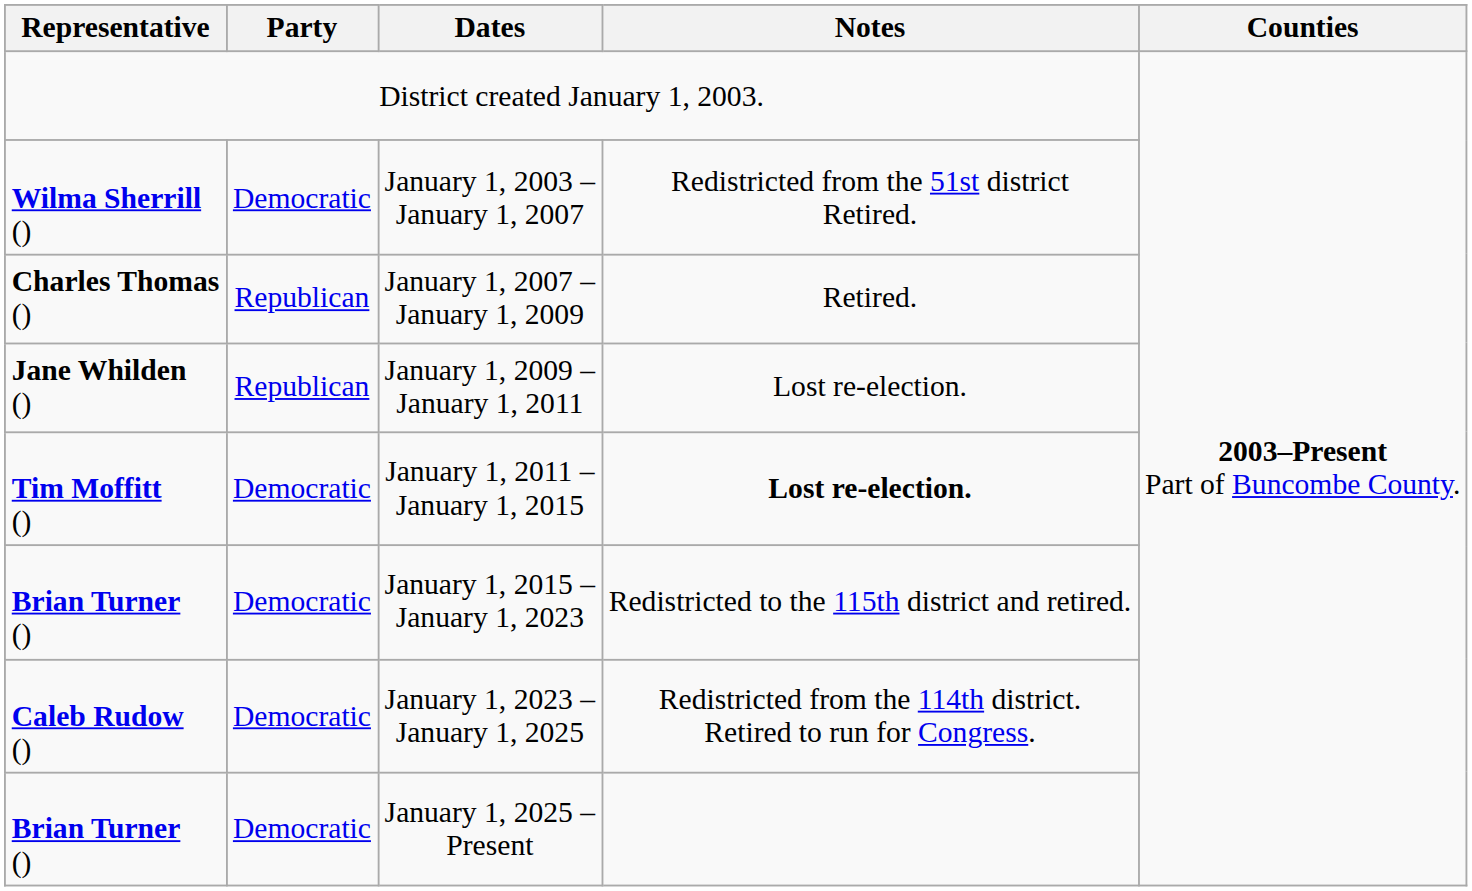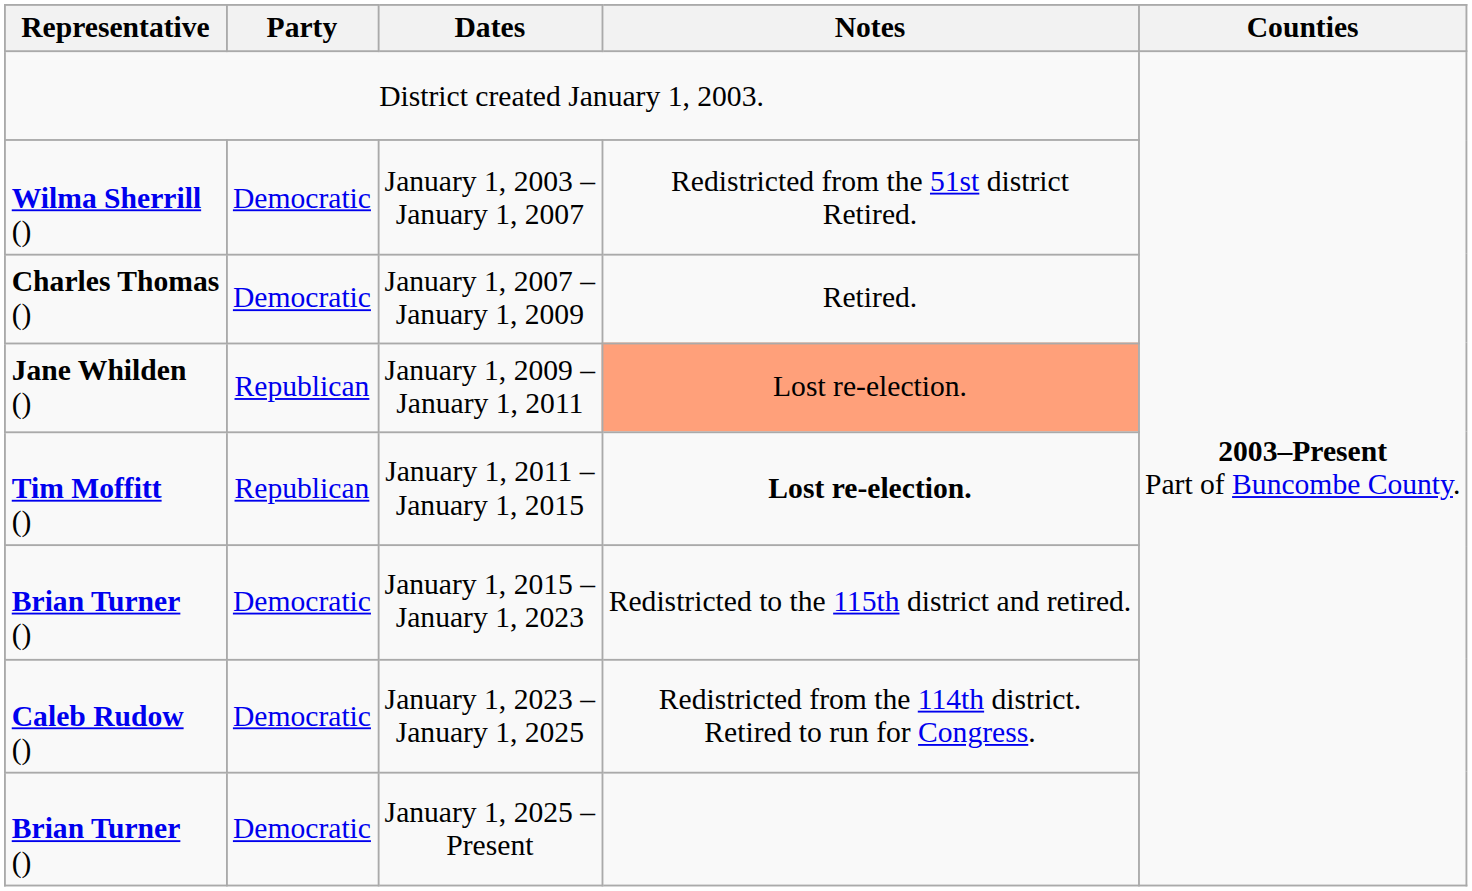(302, 298) Republican -> (302, 298) Democratic
(870, 386) no background -> (870, 386) lightsalmon background
(302, 488) Democratic -> (302, 488) Republican
